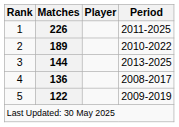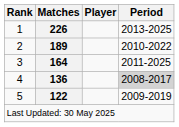(146, 29) 2011-2025 -> (146, 29) 2013-2025
(59, 63) 144 -> (59, 63) 164
(146, 63) 2013-2025 -> (146, 63) 2011-2025
(146, 79) no background -> (146, 79) lightgrey background
